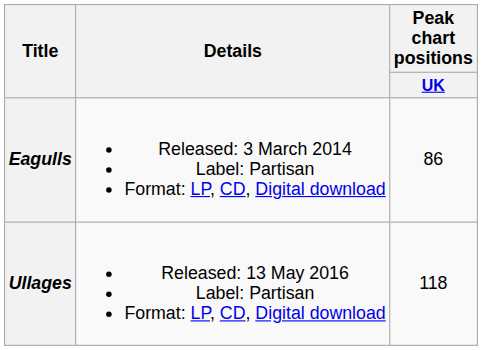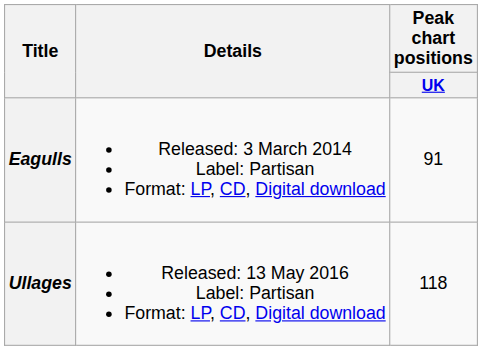(433, 159) 86 -> (433, 159) 91
